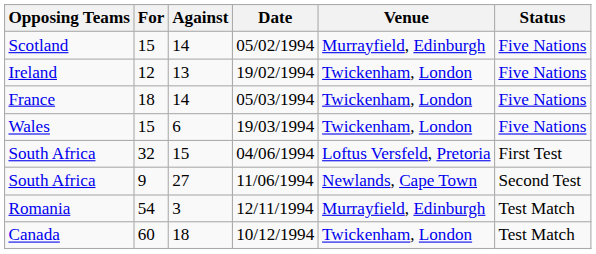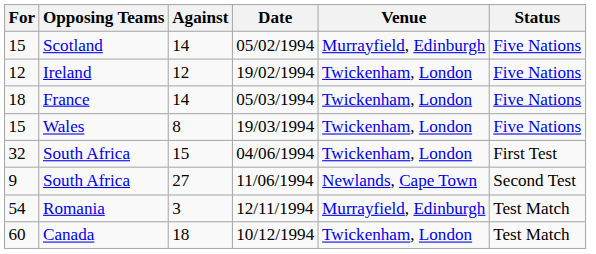columns swapped: (69, 18) <-> (151, 18)
(181, 72) 13 -> (181, 72) 12
(176, 126) 6 -> (176, 126) 8
(406, 153) Loftus Versfeld, Pretoria -> (397, 153) Twickenham, London
